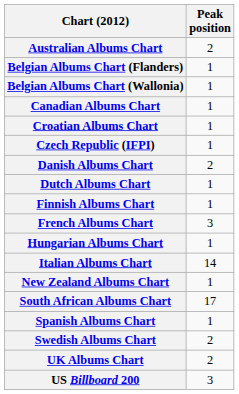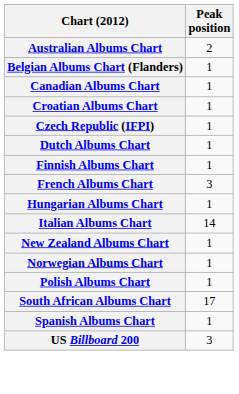- row: (95, 86)
- row: (95, 164)
+ row: (95, 262)
+ row: (95, 282)
- row: (95, 340)
- row: (95, 360)
